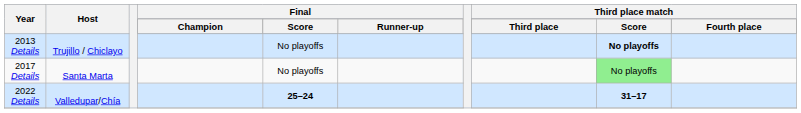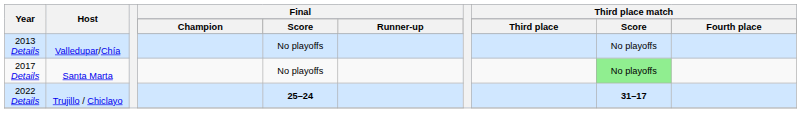(88, 51) Trujillo / Chiclayo -> (88, 51) Valledupar/Chía
(634, 46) bold -> (634, 46) normal
(88, 101) Valledupar/Chía -> (88, 101) Trujillo / Chiclayo
